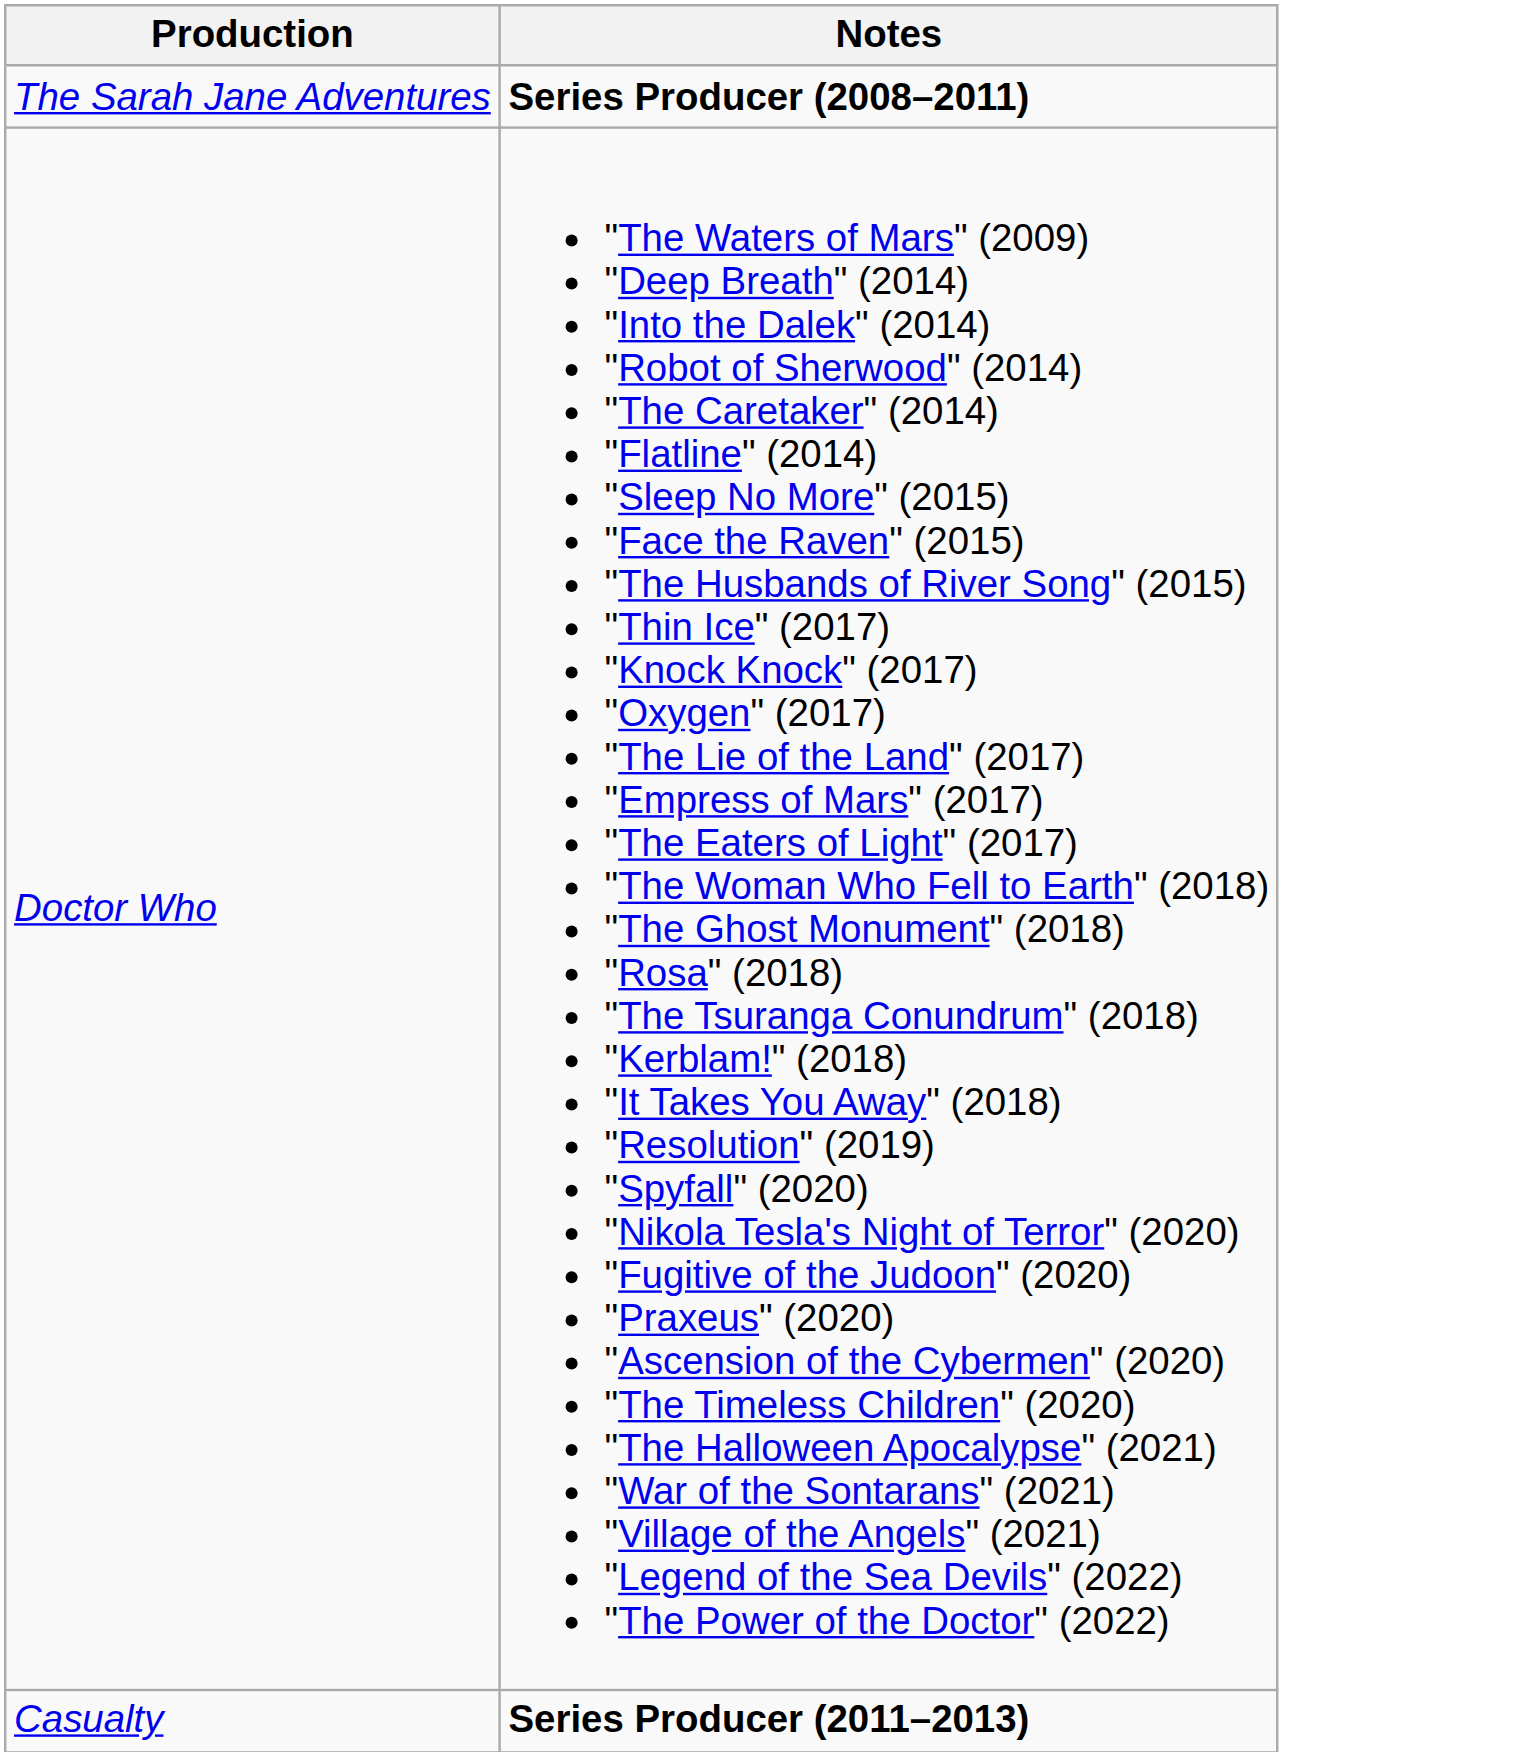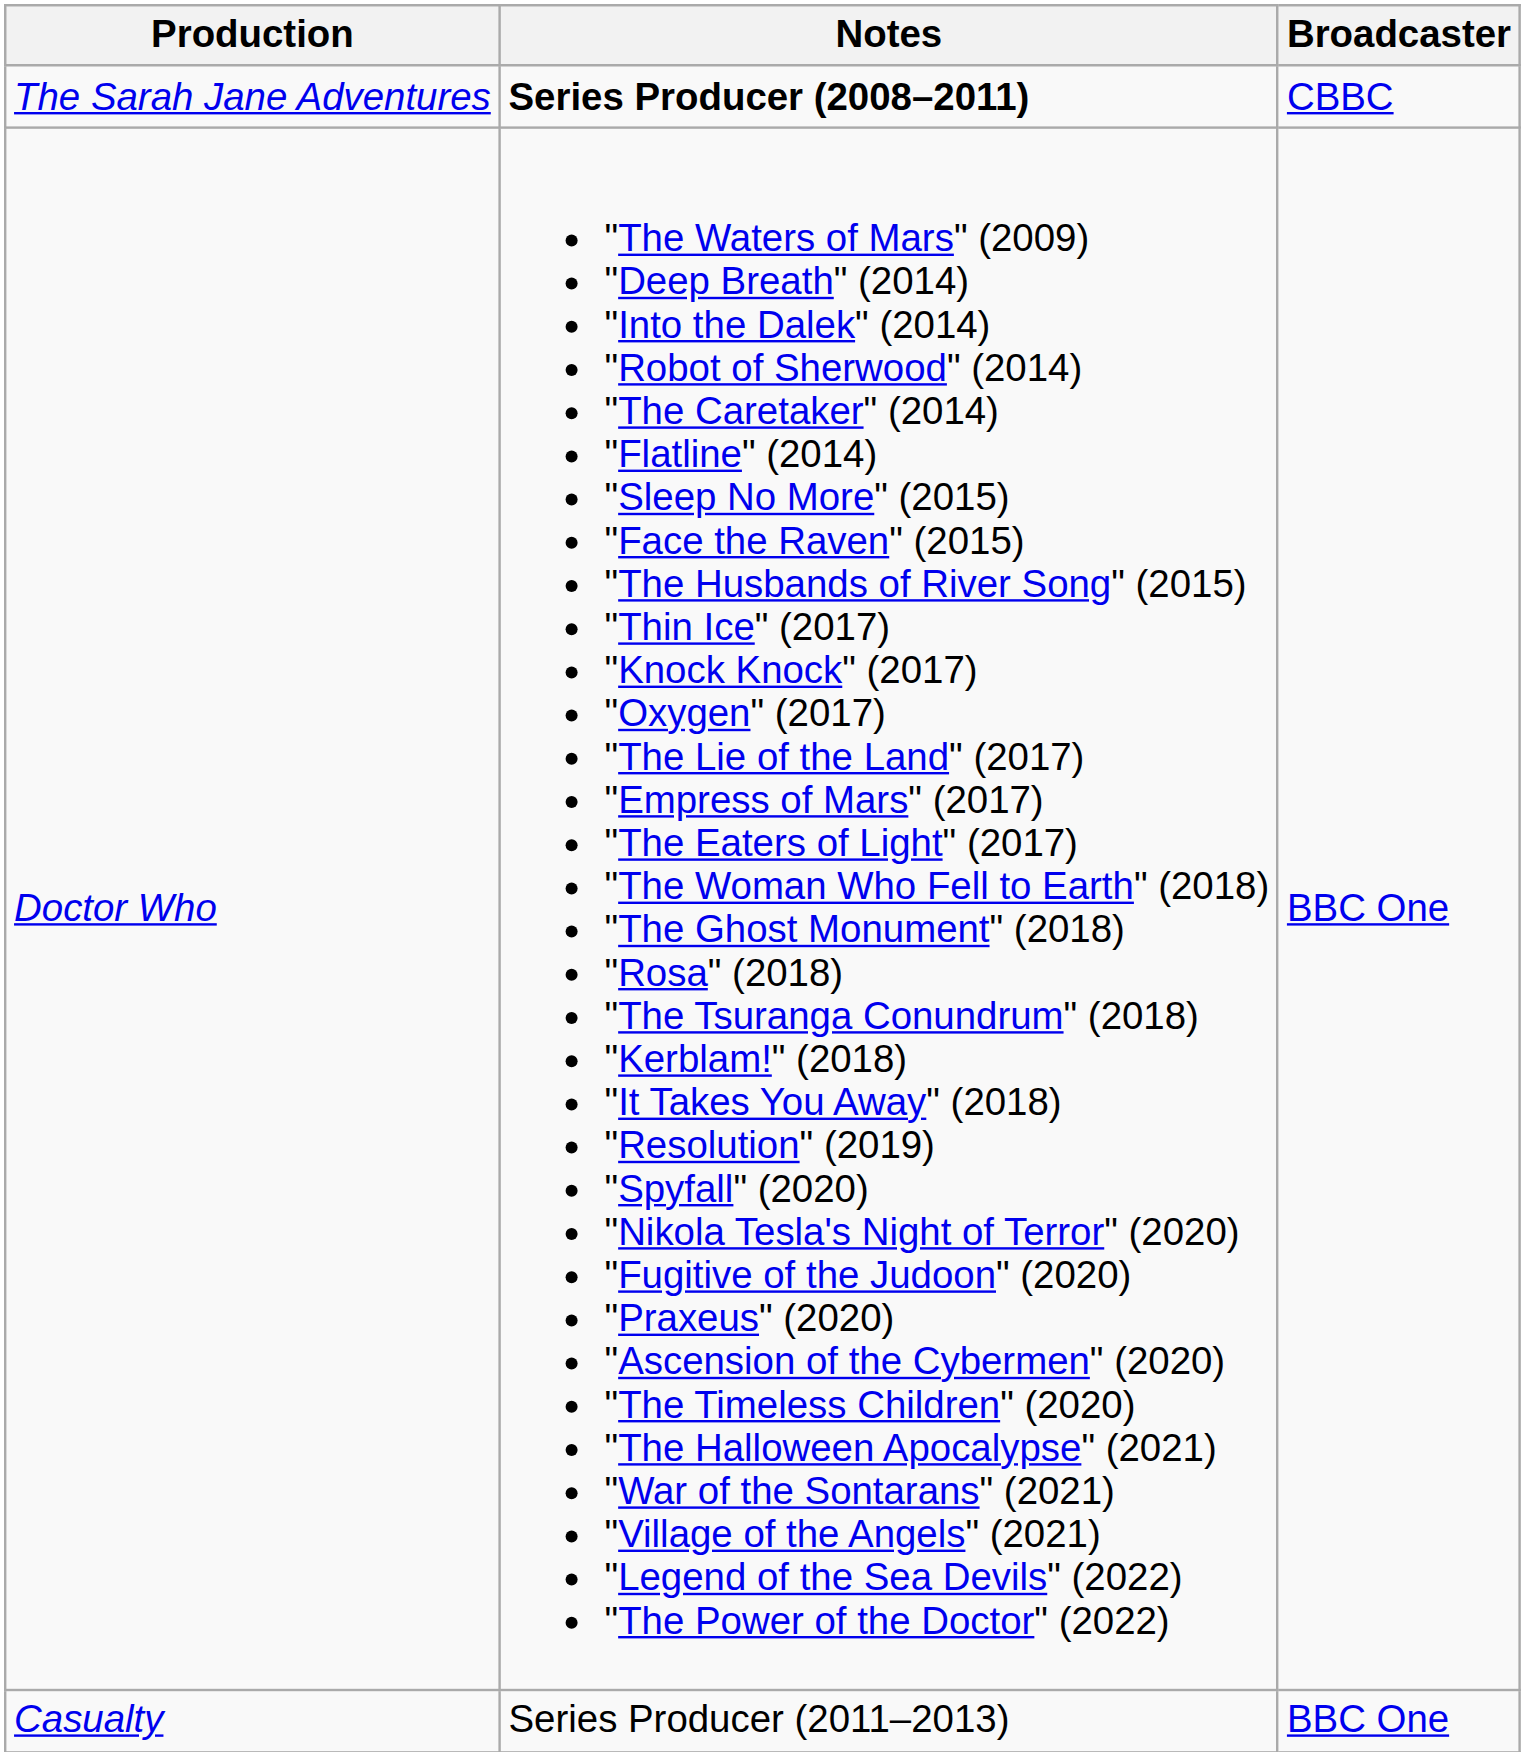+ column: (1399, 34)
(769, 1720) bold -> (759, 1720) normal
